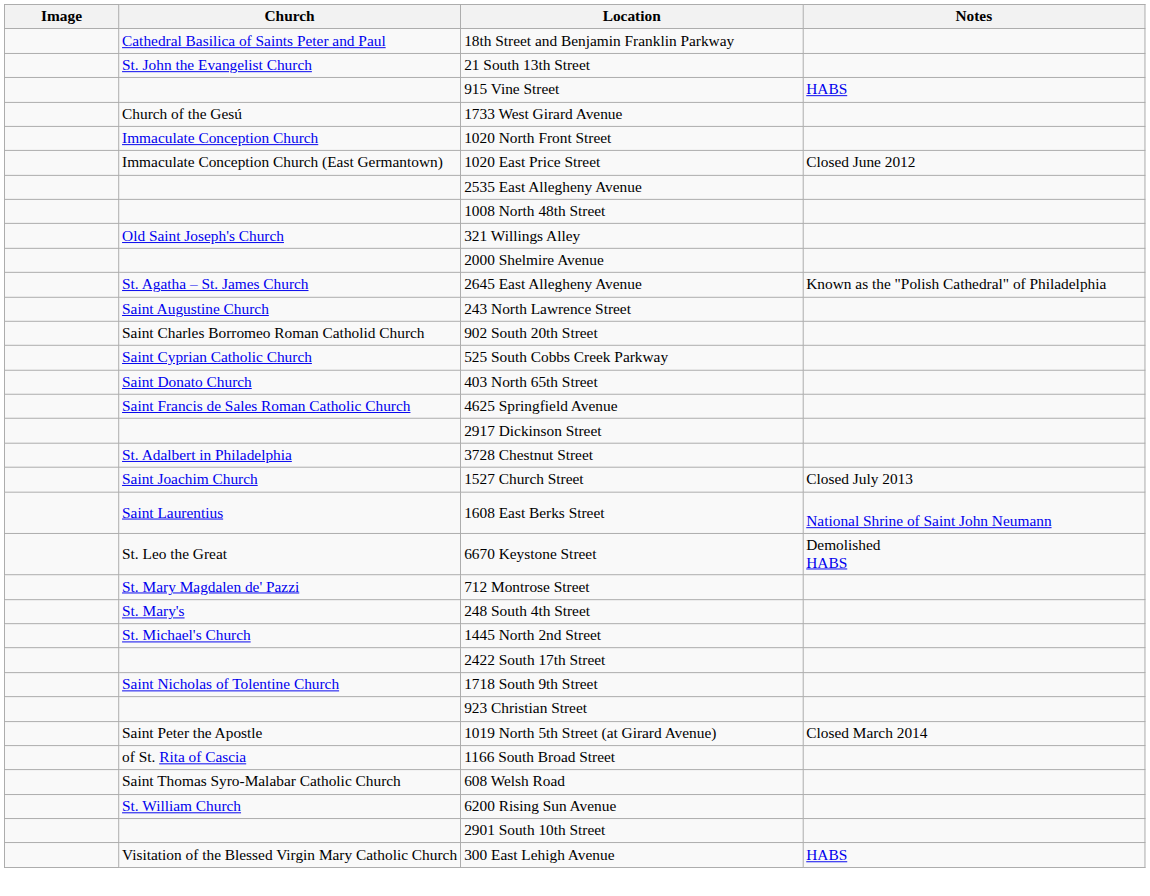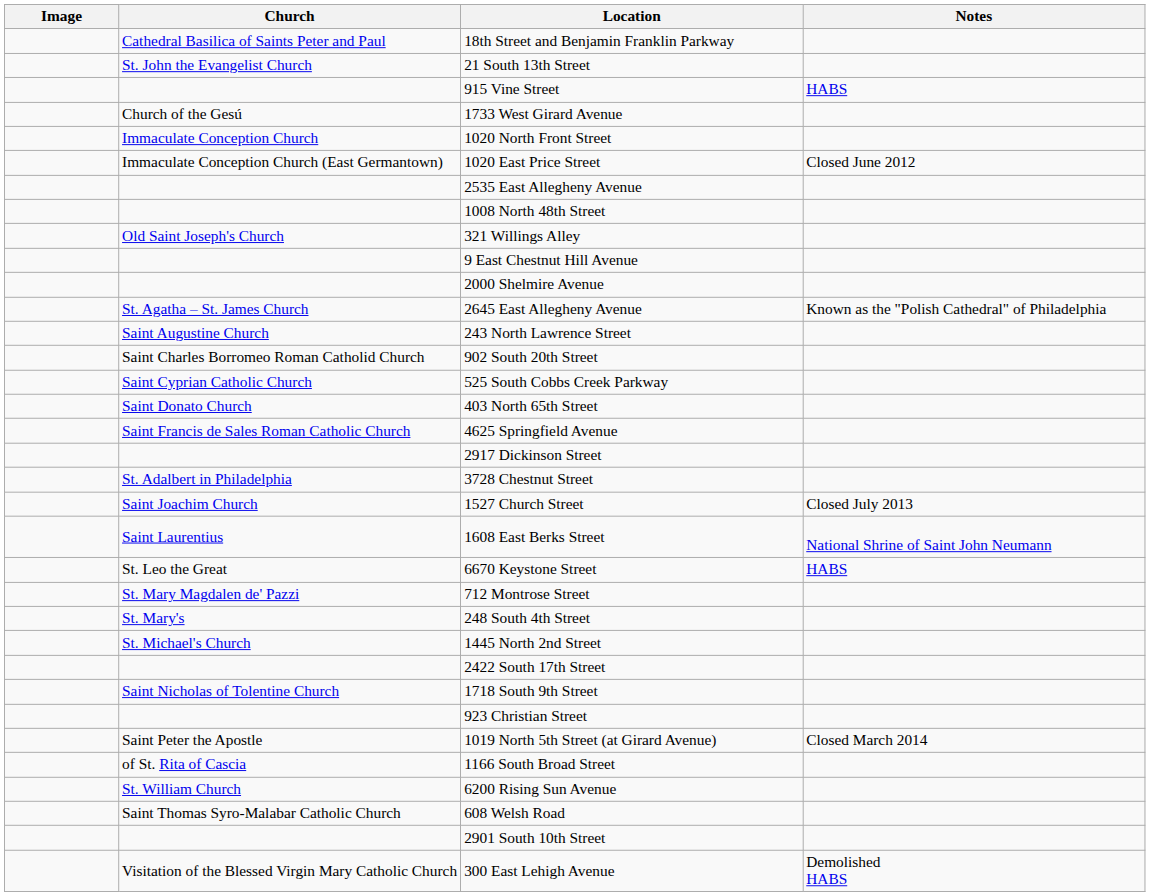+ row: (551, 260)
(843, 554) Demolished HABS -> (827, 569) HABS
rows swapped: (515, 782) <-> (540, 806)
(827, 855) HABS -> (843, 870) Demolished HABS
